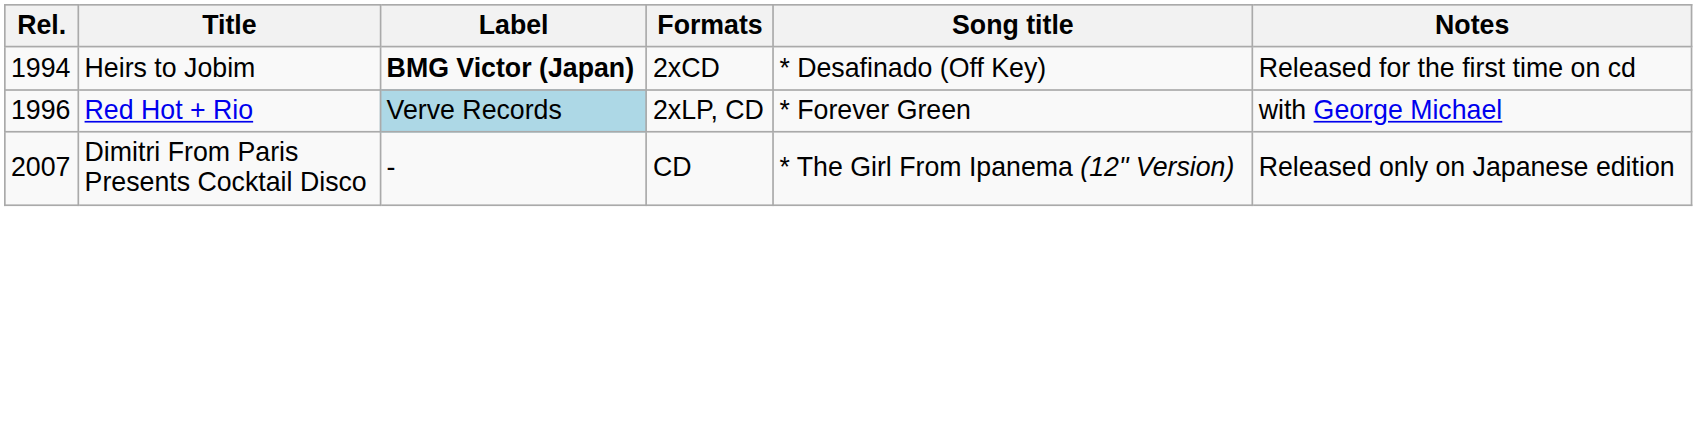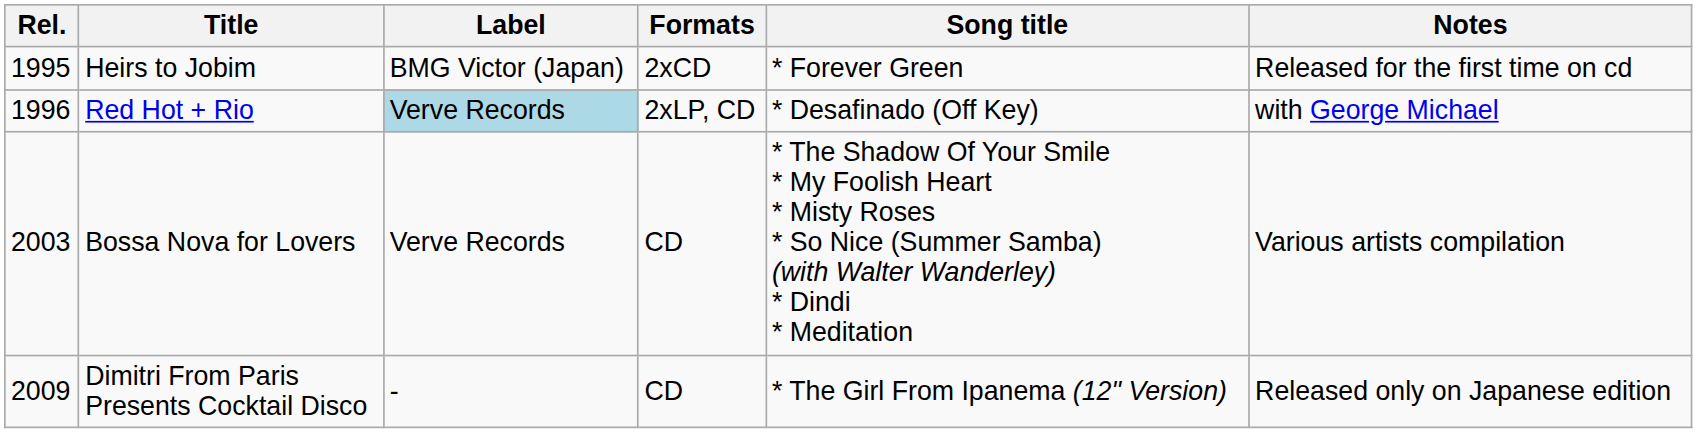(41, 68) 1994 -> (41, 68) 1995
(510, 68) bold -> (507, 68) normal
(913, 68) * Desafinado (Off Key) -> (868, 68) * Forever Green
(875, 110) * Forever Green -> (905, 110) * Desafinado (Off Key)
+ row: (220, 242)
(41, 167) 2007 -> (41, 390) 2009
